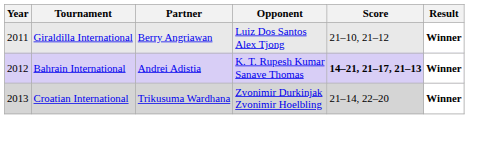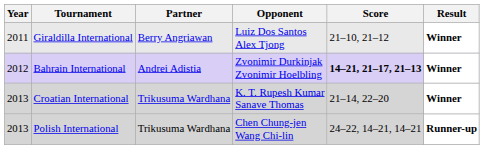(280, 68) K. T. Rupesh Kumar Sanave Thomas -> (279, 68) Zvonimir Durkinjak Zvonimir Hoelbling
(279, 99) Zvonimir Durkinjak Zvonimir Hoelbling -> (280, 99) K. T. Rupesh Kumar Sanave Thomas
+ row: (76, 129)
